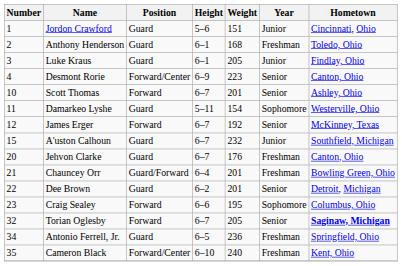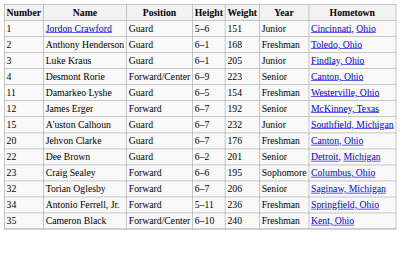- row: (72, 92)
(204, 108) 5–11 -> (202, 92) 6–5
(284, 108) Sophomore -> (281, 92) Freshman
- row: (73, 173)
(235, 221) 205 -> (235, 189) 206
(350, 221) bold -> (348, 189) normal
(141, 237) Guard -> (145, 205) Forward
(202, 237) 6–5 -> (204, 205) 5–11
